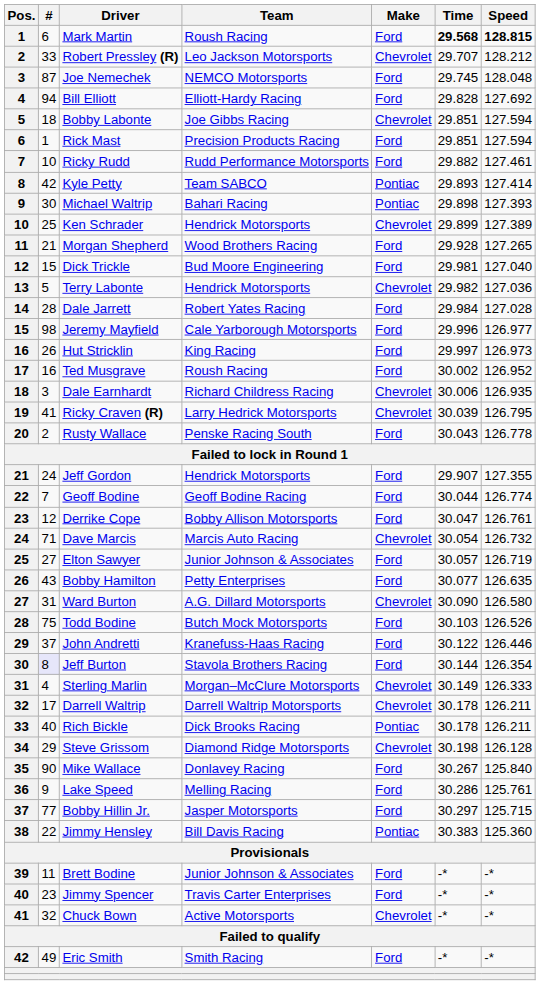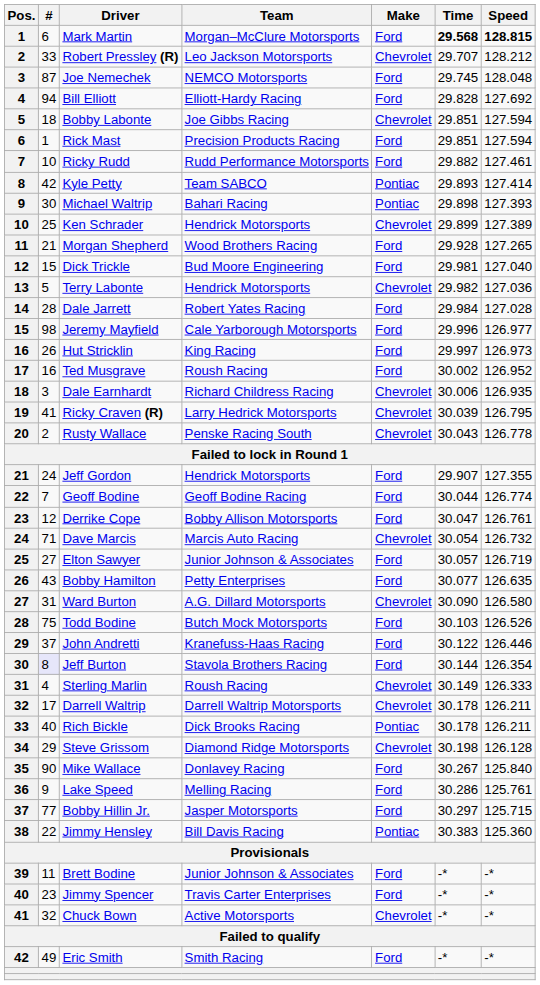(226, 36) Roush Racing -> (272, 36) Morgan–McClure Motorsports
(389, 434) Ford -> (403, 434) Chevrolet
(272, 685) Morgan–McClure Motorsports -> (226, 685) Roush Racing
